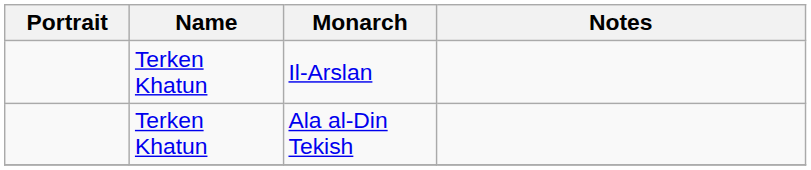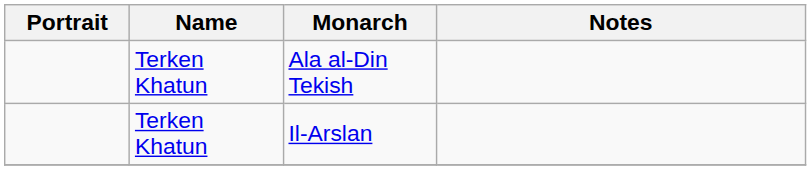rows swapped: (330, 71) <-> (338, 133)
